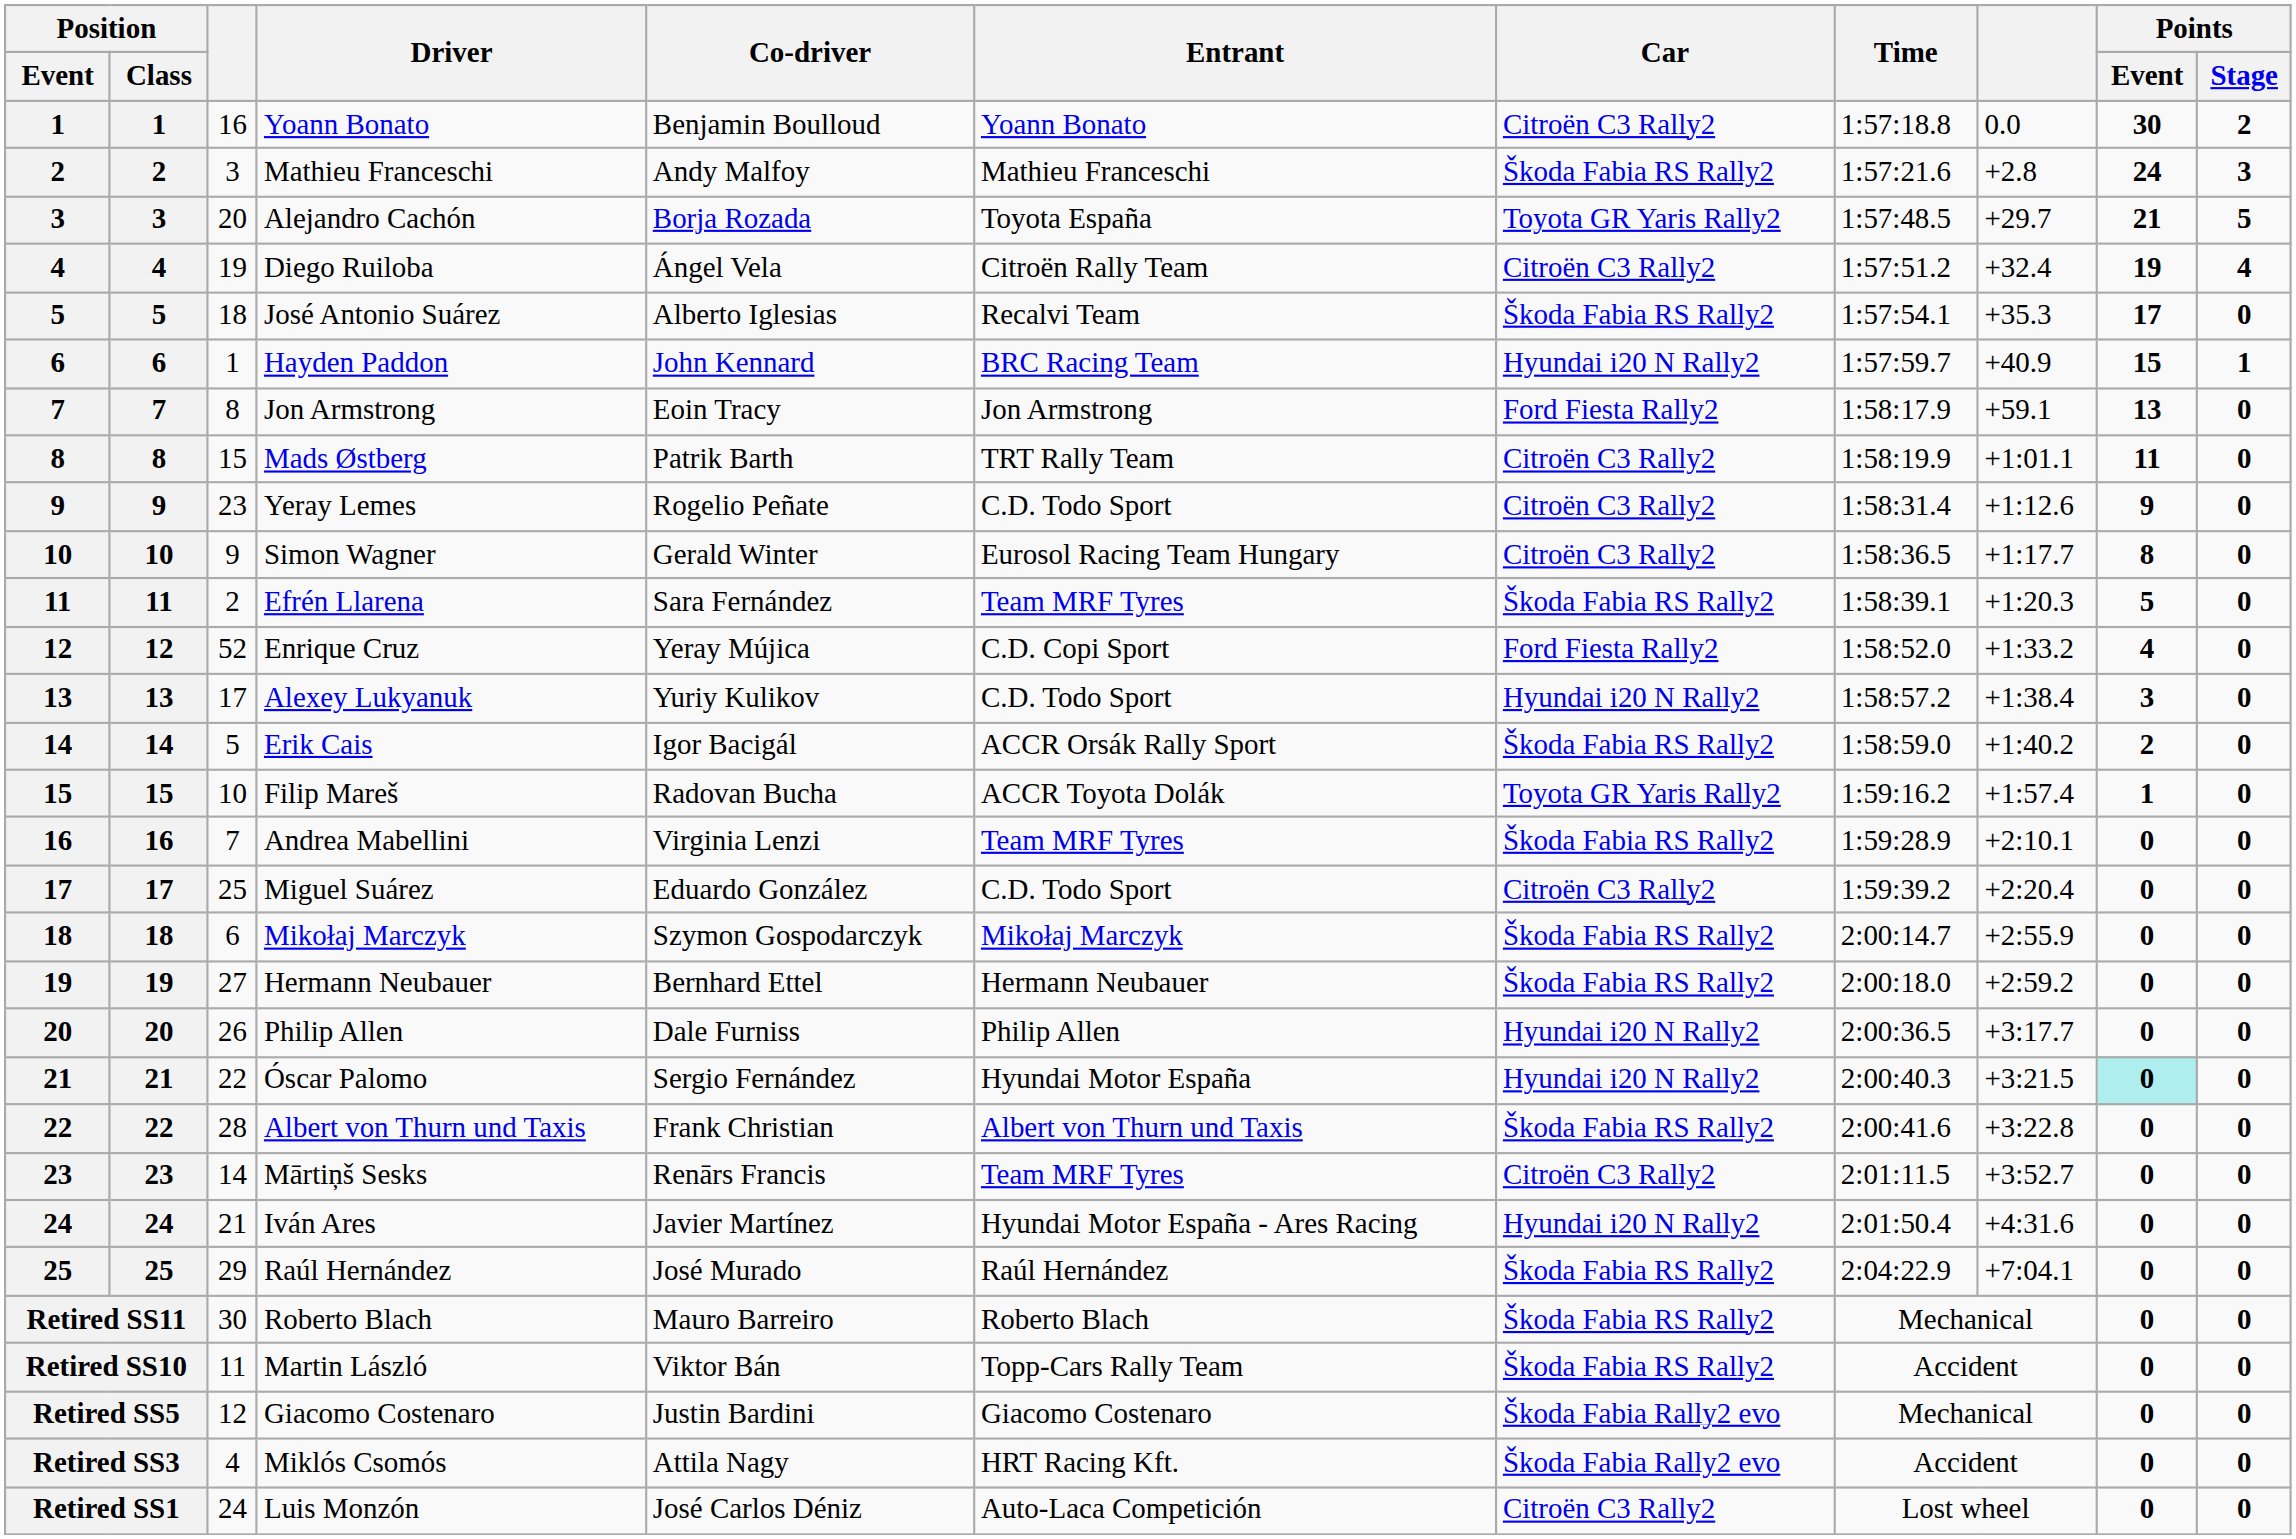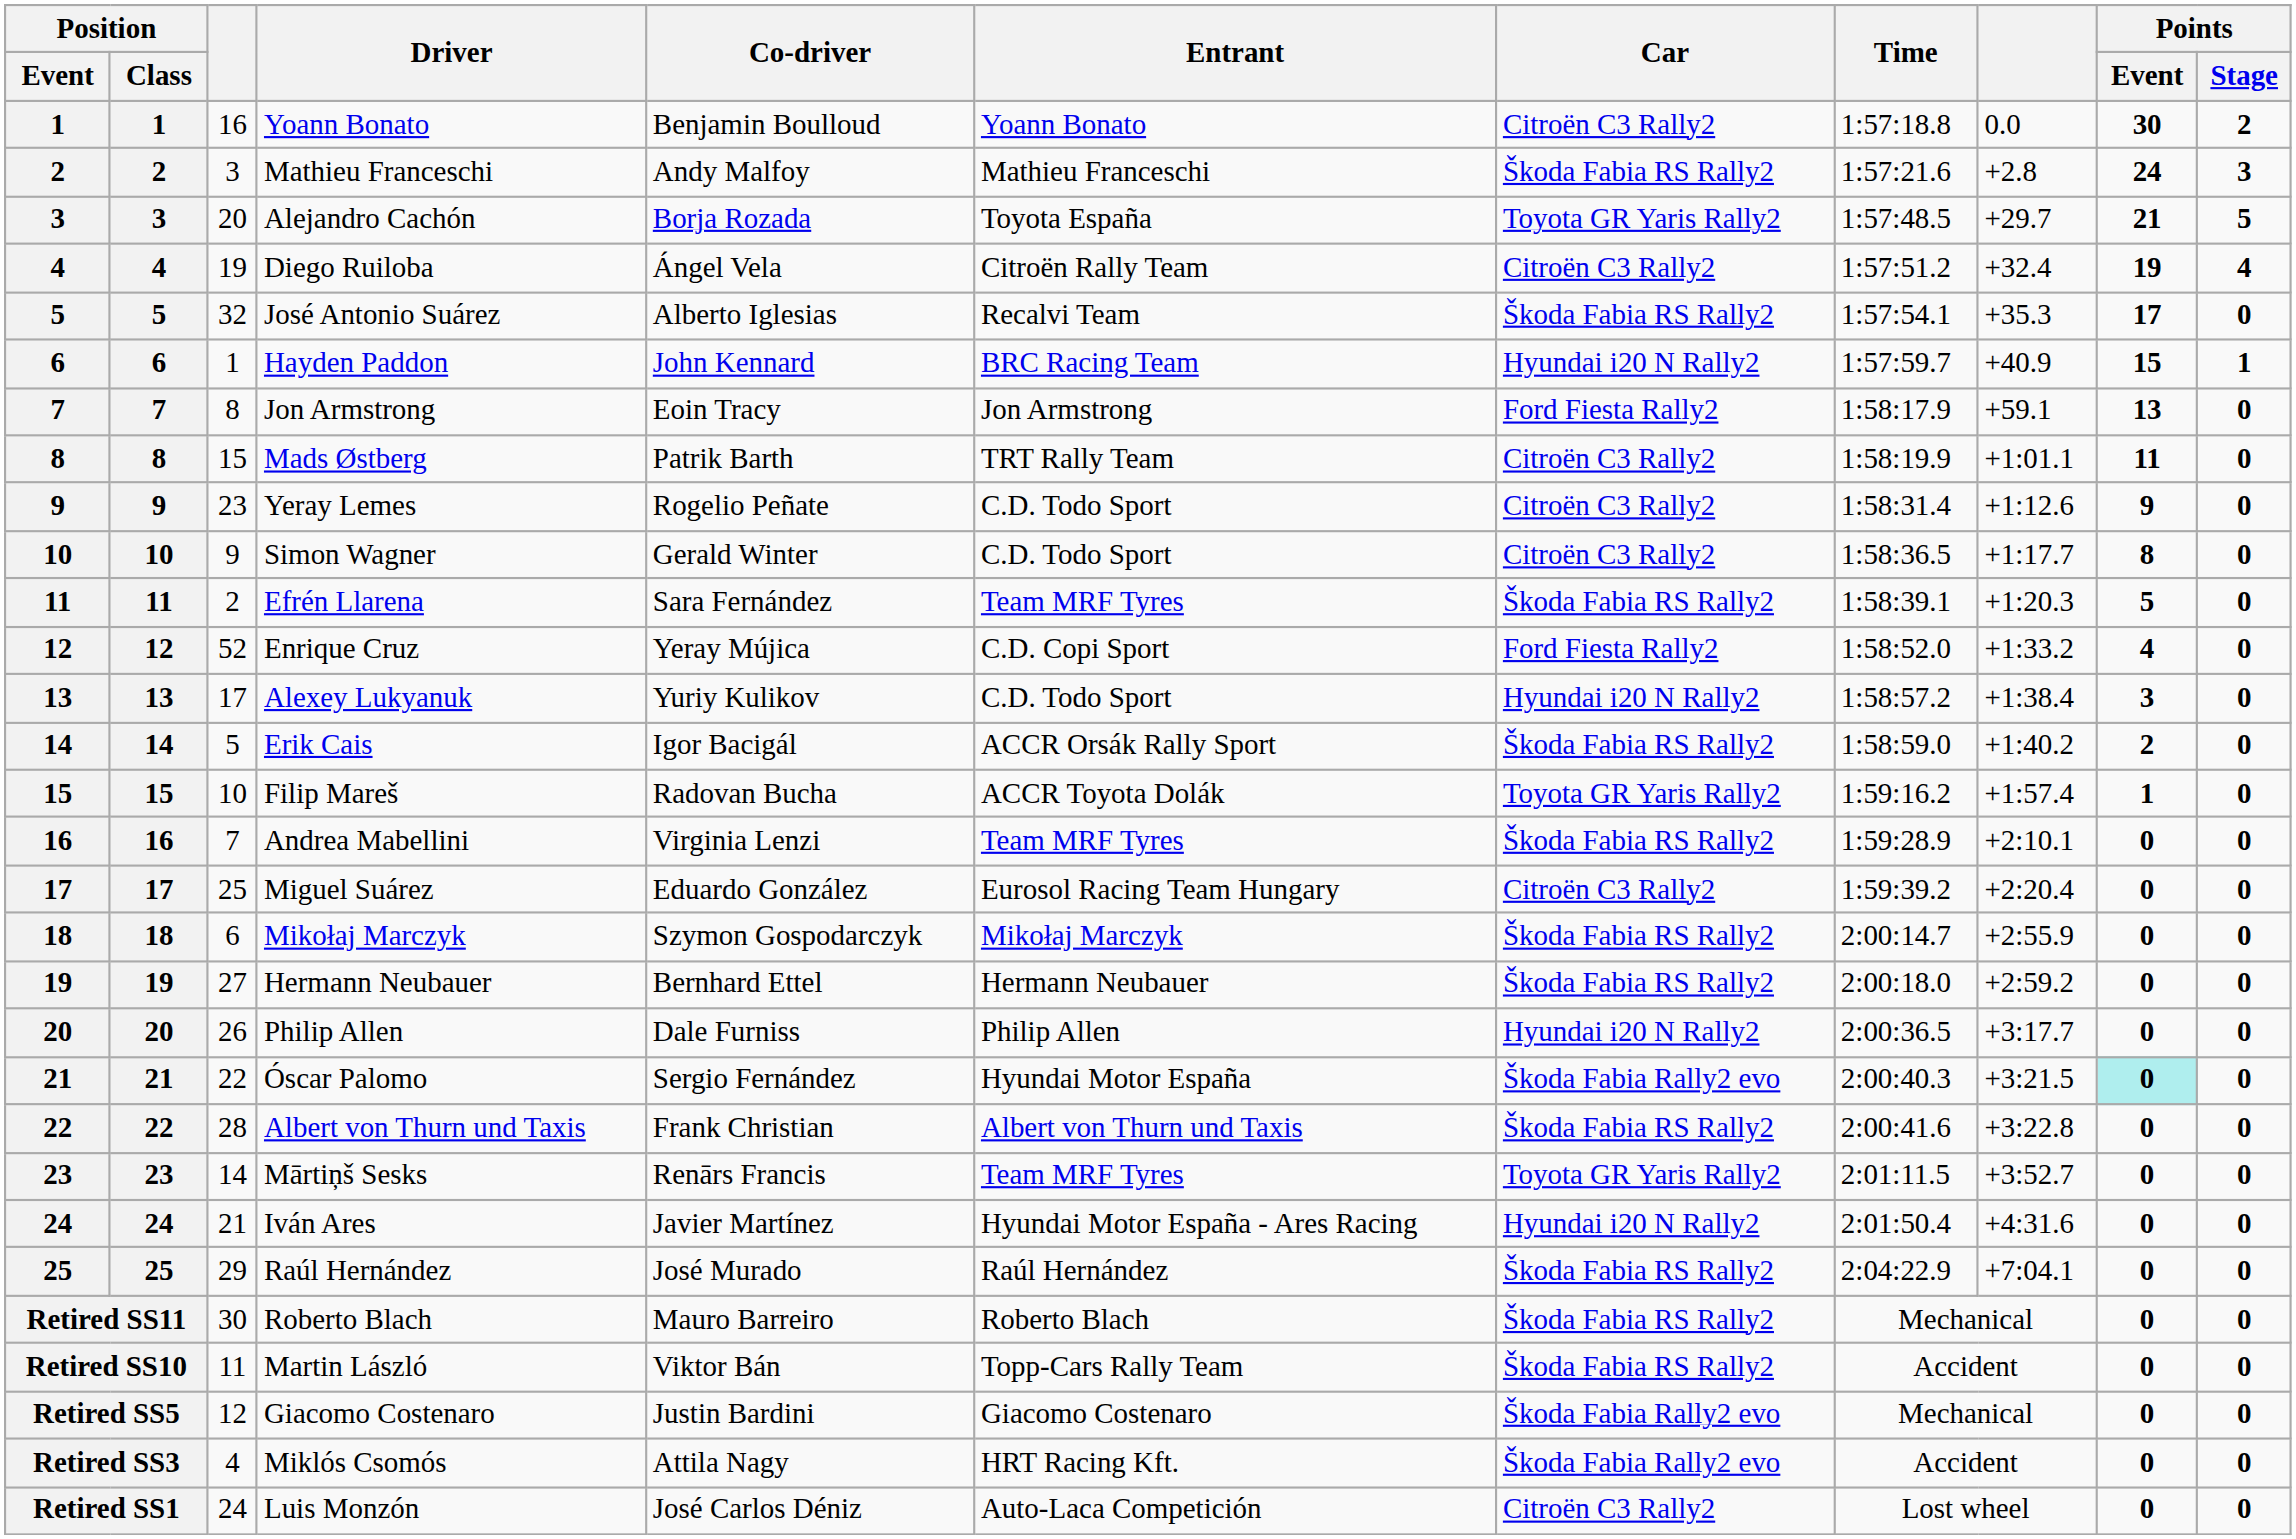(232, 314) 18 -> (232, 314) 32
(1160, 553) Eurosol Racing Team Hungary -> (1076, 553) C.D. Todo Sport
(1076, 888) C.D. Todo Sport -> (1160, 888) Eurosol Racing Team Hungary
(1631, 1079) Hyundai i20 N Rally2 -> (1642, 1079) Škoda Fabia Rally2 evo
(1609, 1174) Citroën C3 Rally2 -> (1642, 1174) Toyota GR Yaris Rally2
